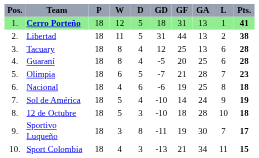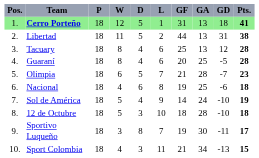columns swapped: (223, 10) <-> (161, 10)
